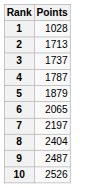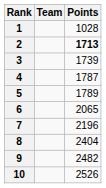+ column: (49, 12)
(56, 45) normal -> (87, 45) bold
(56, 61) 1737 -> (87, 61) 1739
(56, 93) 1879 -> (87, 93) 1789
(56, 126) 2197 -> (87, 126) 2196
(56, 158) 2487 -> (87, 158) 2482
